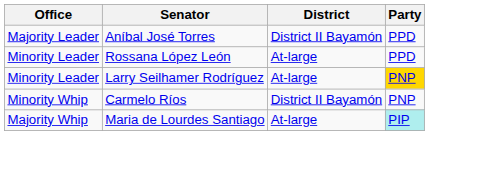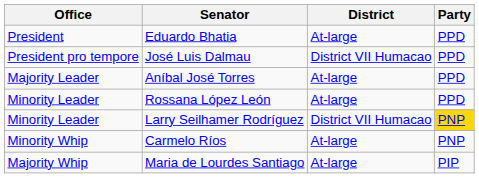+ row: (191, 36)
+ row: (198, 57)
(326, 36) District II Bayamón -> (334, 78) At-large
(294, 78) At-large -> (371, 120) District VII Humacao
(326, 99) District II Bayamón -> (334, 141) At-large
(399, 120) paleturquoise background -> (448, 162) no background
